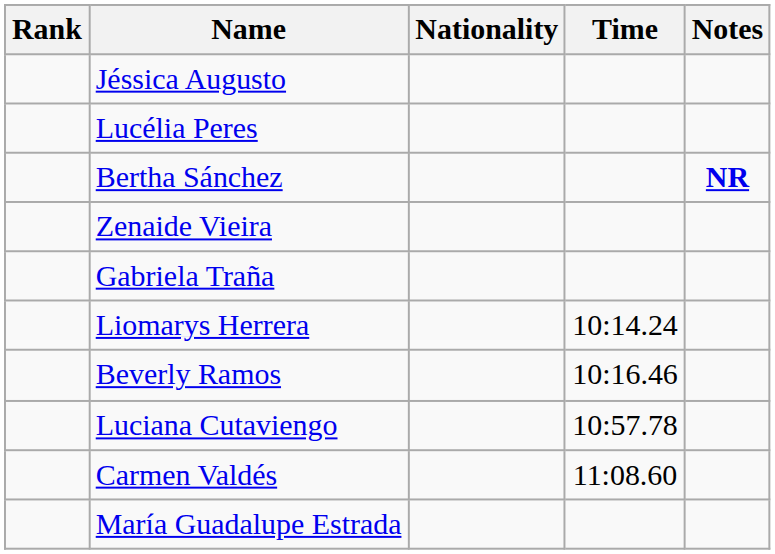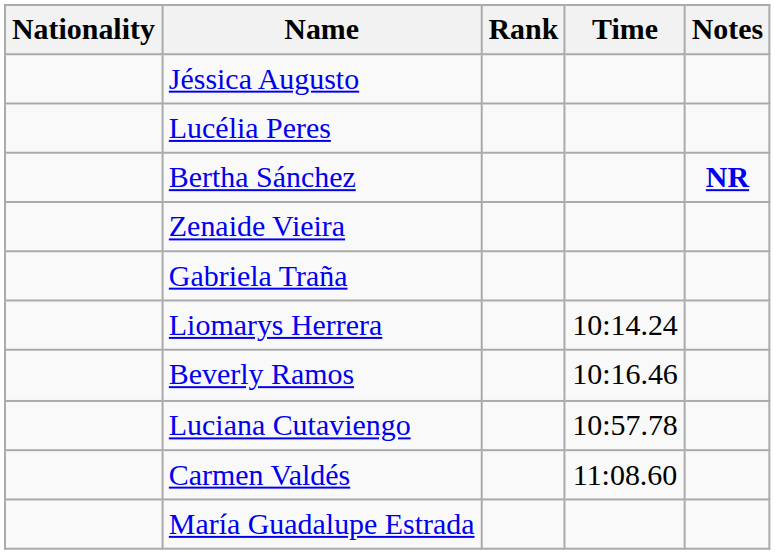columns swapped: (47, 29) <-> (487, 29)
